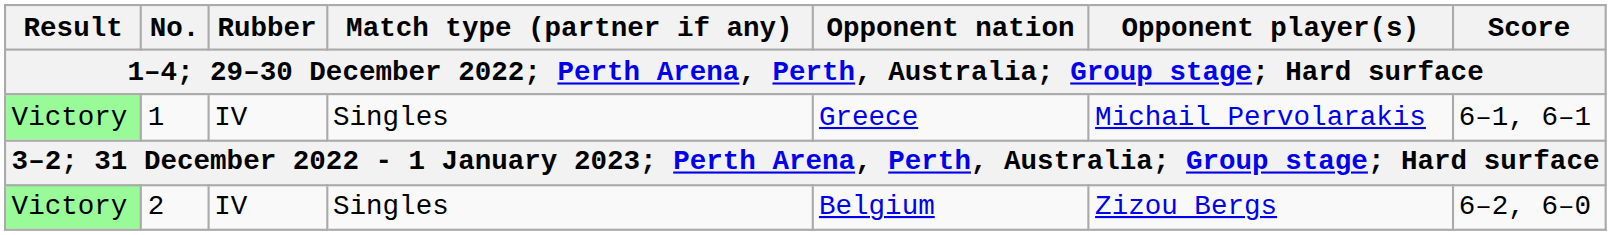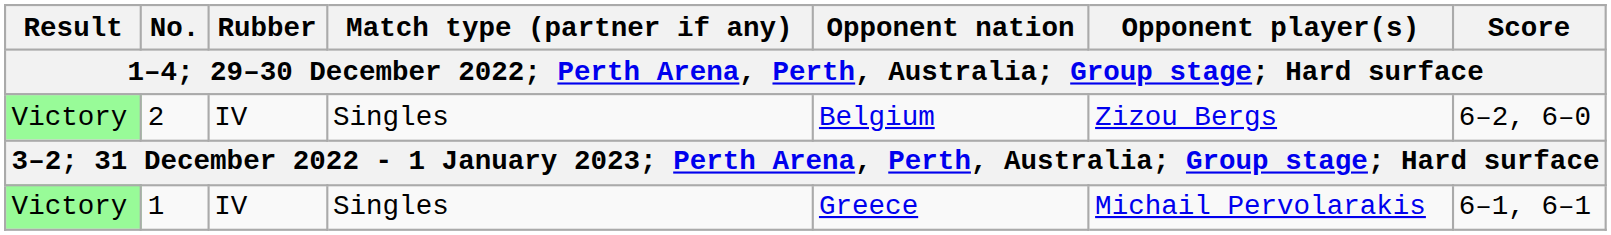rows swapped: (156, 117) <-> (156, 207)
